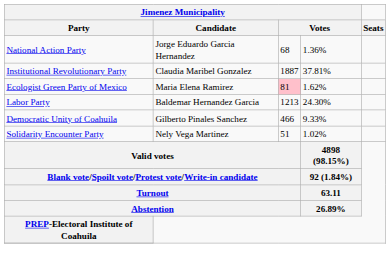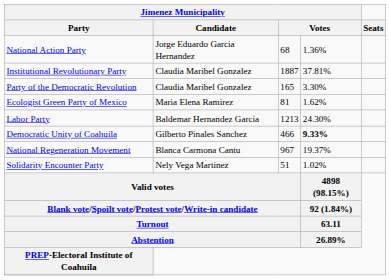+ row: (71, 87)
(285, 87) pink background -> (285, 102) no background
(315, 118) normal -> (315, 134) bold
+ row: (68, 150)
